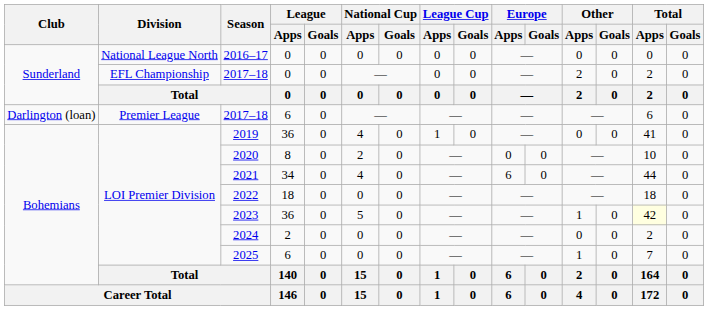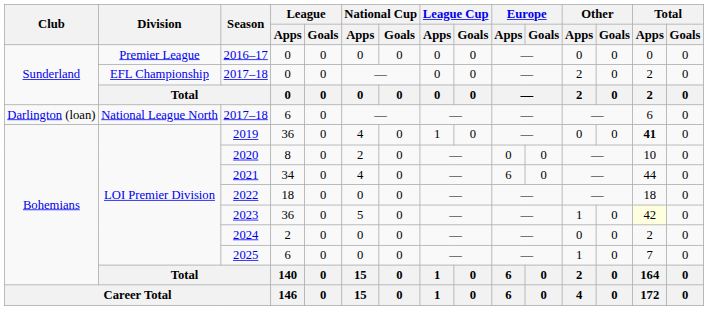(160, 54) National League North -> (160, 54) Premier League
(160, 114) Premier League -> (160, 114) National League North
(650, 134) normal -> (650, 134) bold
